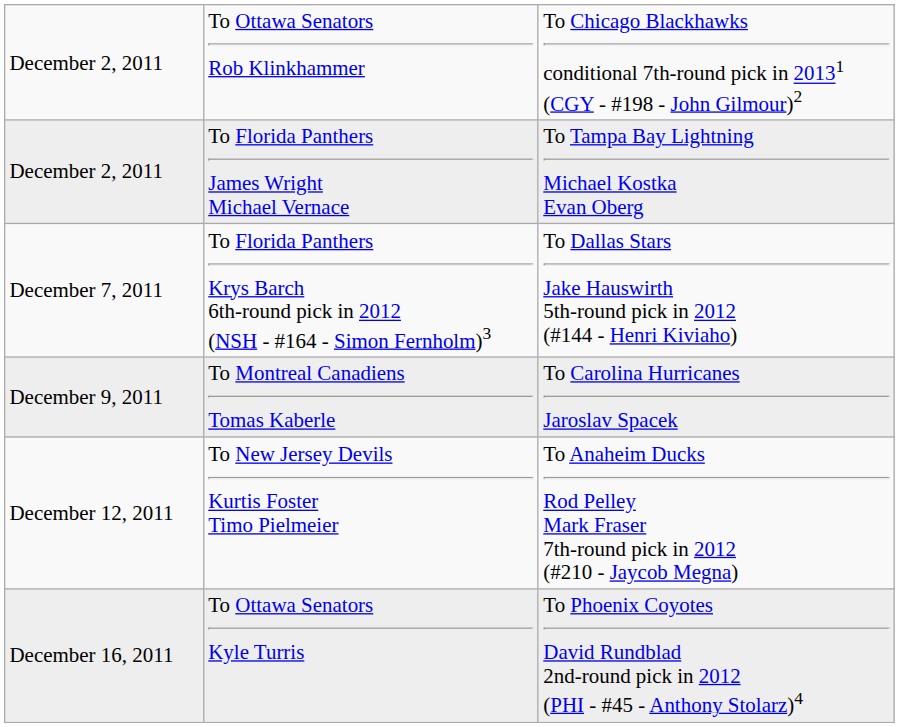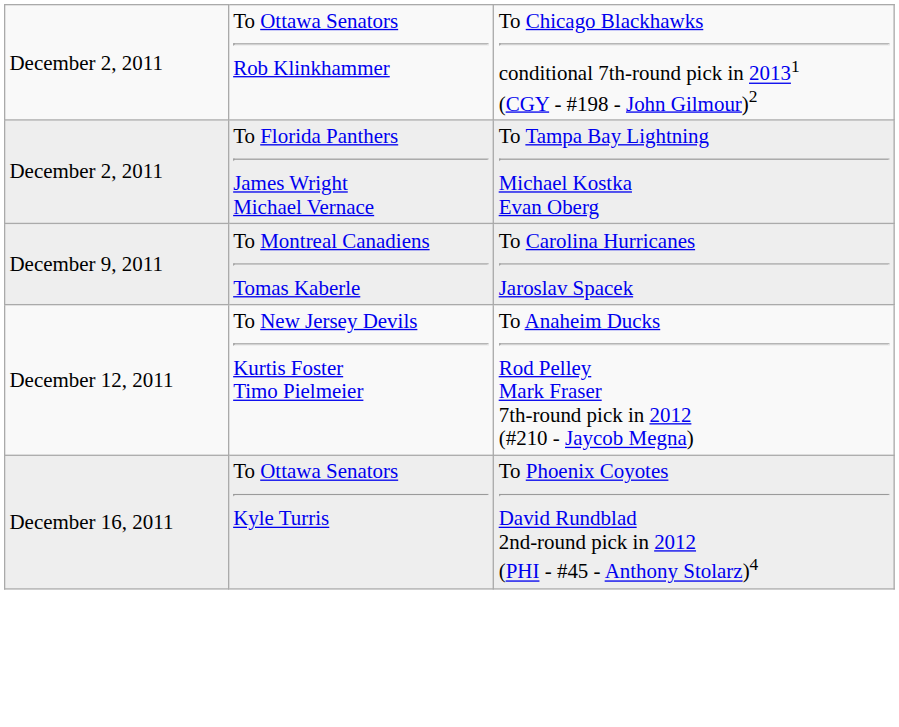- row: (86, 290)
